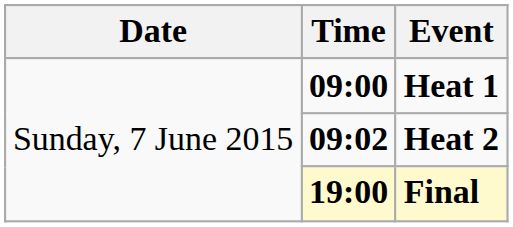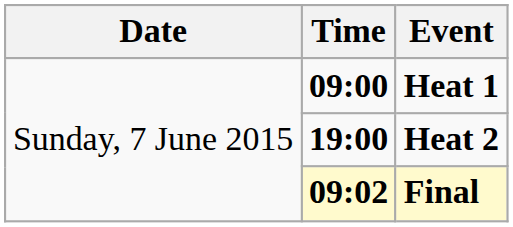(349, 138) 09:02 -> (349, 138) 19:00
(349, 192) 19:00 -> (349, 192) 09:02
